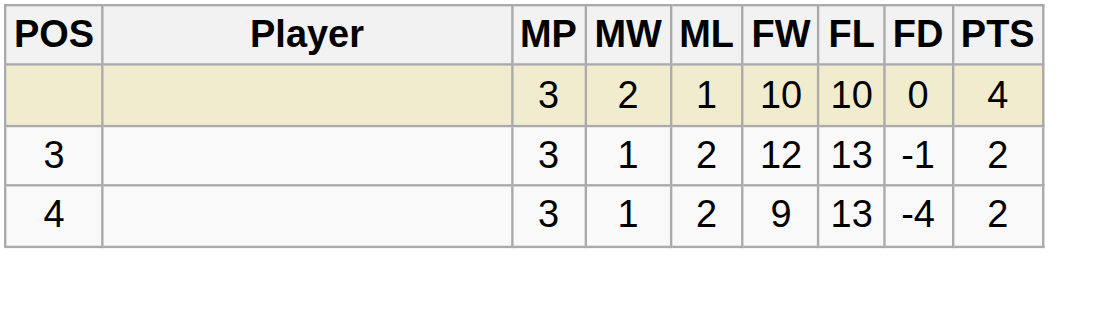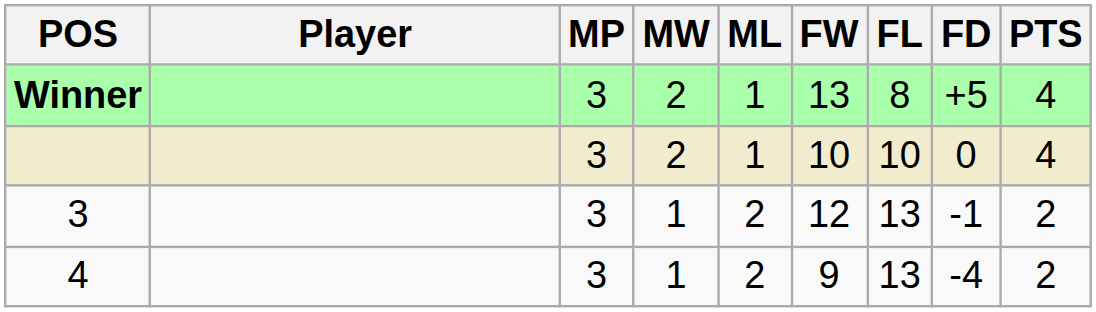+ row: (78, 94)
